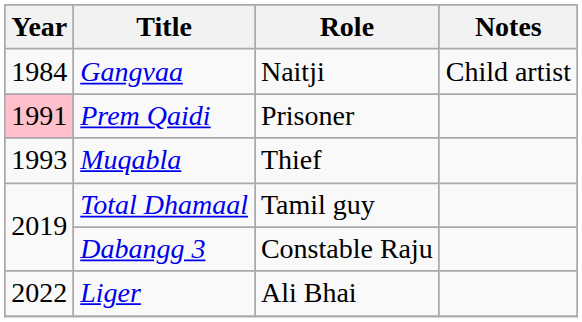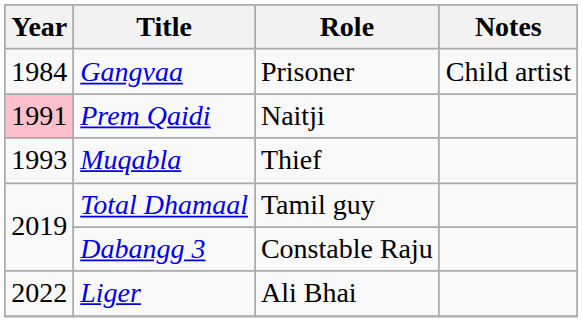(293, 71) Naitji -> (308, 71) Prisoner
(308, 115) Prisoner -> (293, 115) Naitji
